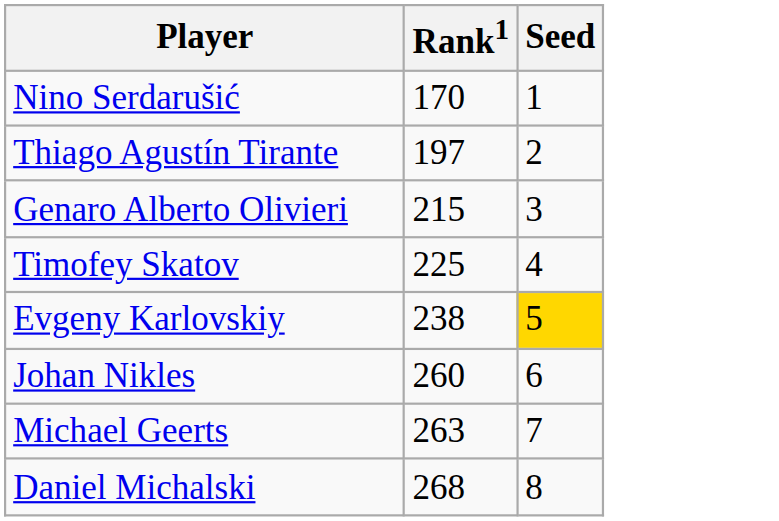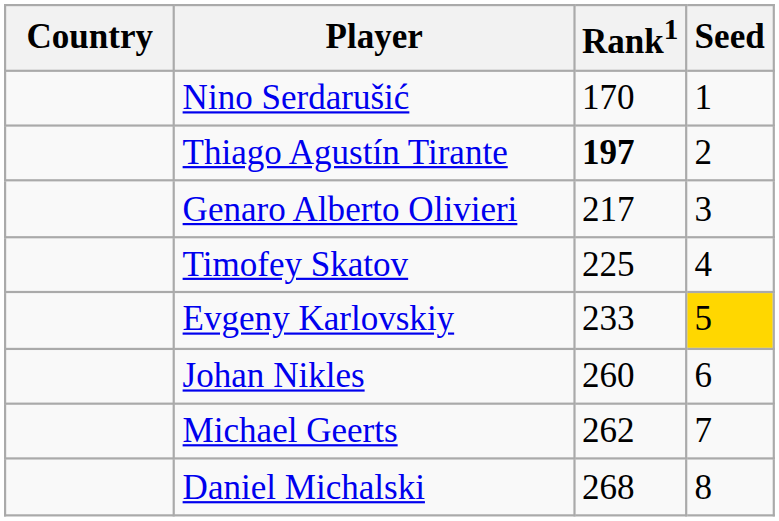+ column: (90, 37)
(439, 152) normal -> (608, 152) bold
(439, 208) 215 -> (608, 208) 217
(439, 319) 238 -> (608, 319) 233
(439, 430) 263 -> (608, 430) 262
